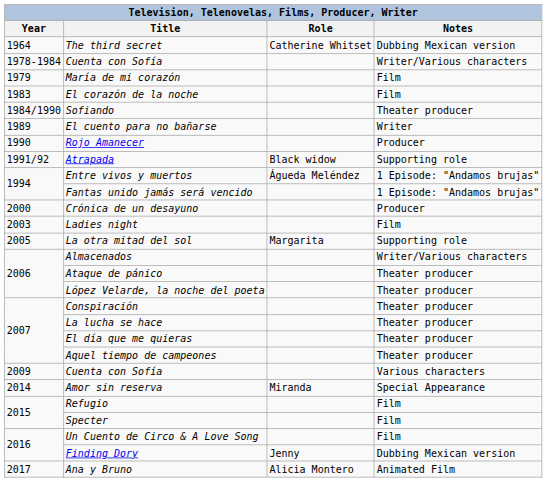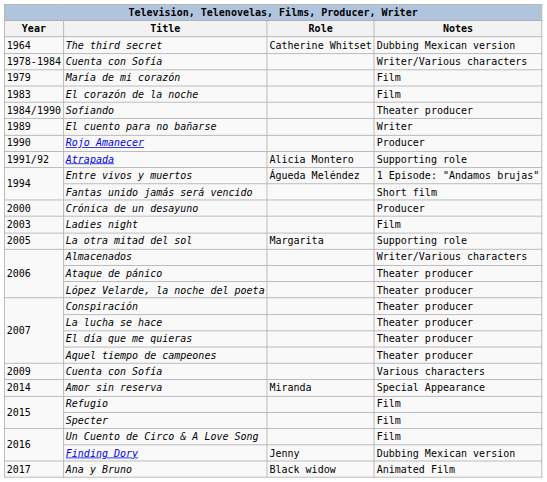(303, 159) Black widow -> (312, 159) Alicia Montero
(458, 192) 1 Episode: "Andamos brujas" -> (407, 192) Short film
(312, 469) Alicia Montero -> (303, 469) Black widow
